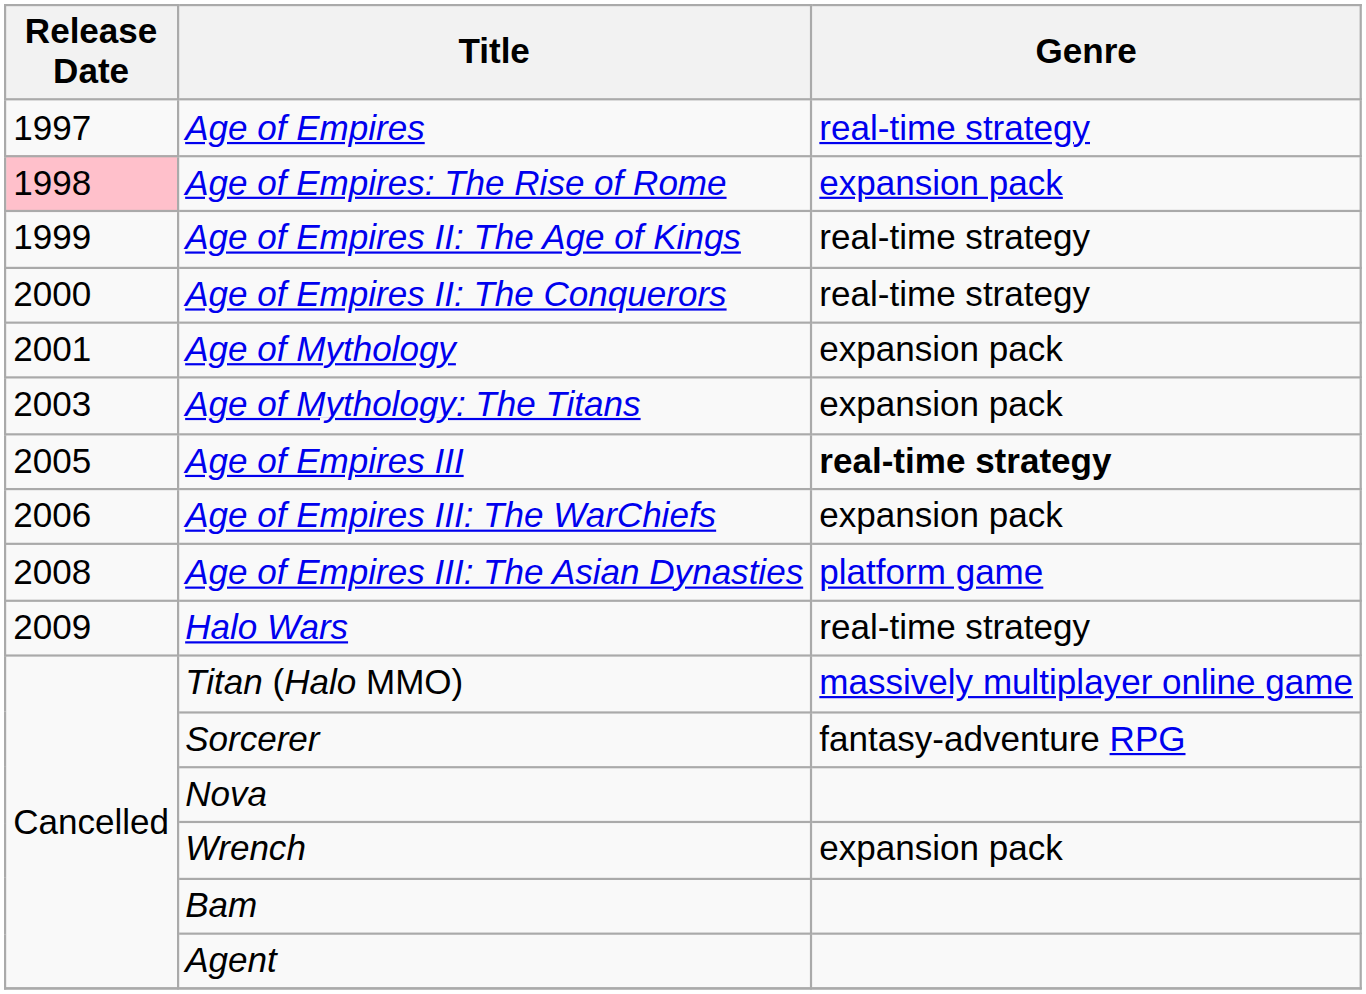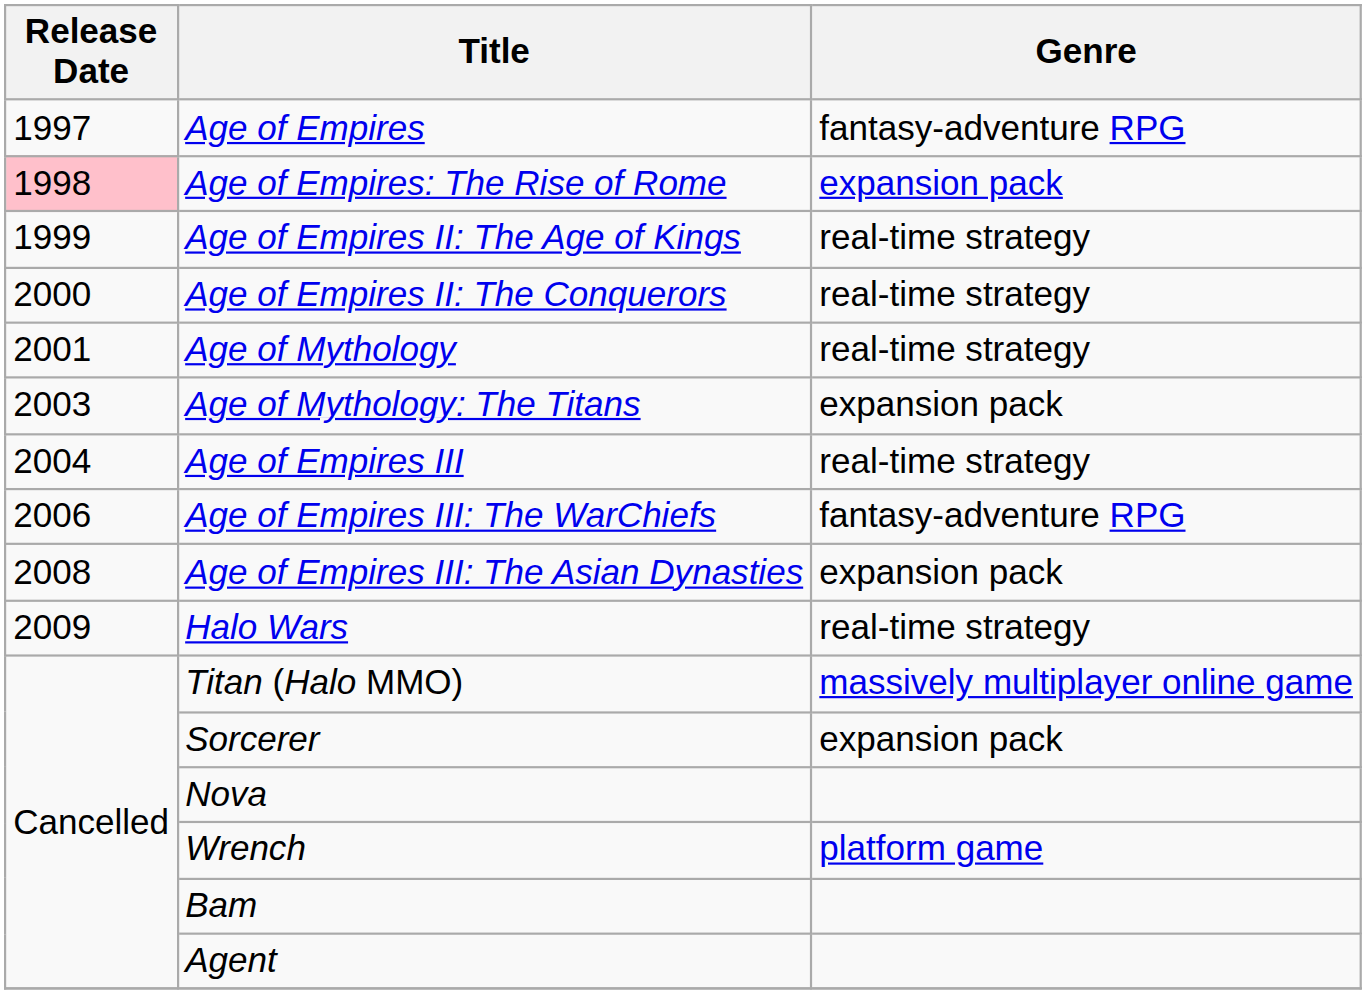(955, 127) real-time strategy -> (1002, 127) fantasy-adventure RPG
(941, 349) expansion pack -> (955, 349) real-time strategy
(52, 460) 2005 -> (52, 460) 2004
(965, 460) bold -> (955, 460) normal
(941, 516) expansion pack -> (1002, 516) fantasy-adventure RPG
(931, 571) platform game -> (941, 571) expansion pack
(1002, 738) fantasy-adventure RPG -> (941, 738) expansion pack
(941, 849) expansion pack -> (931, 849) platform game
